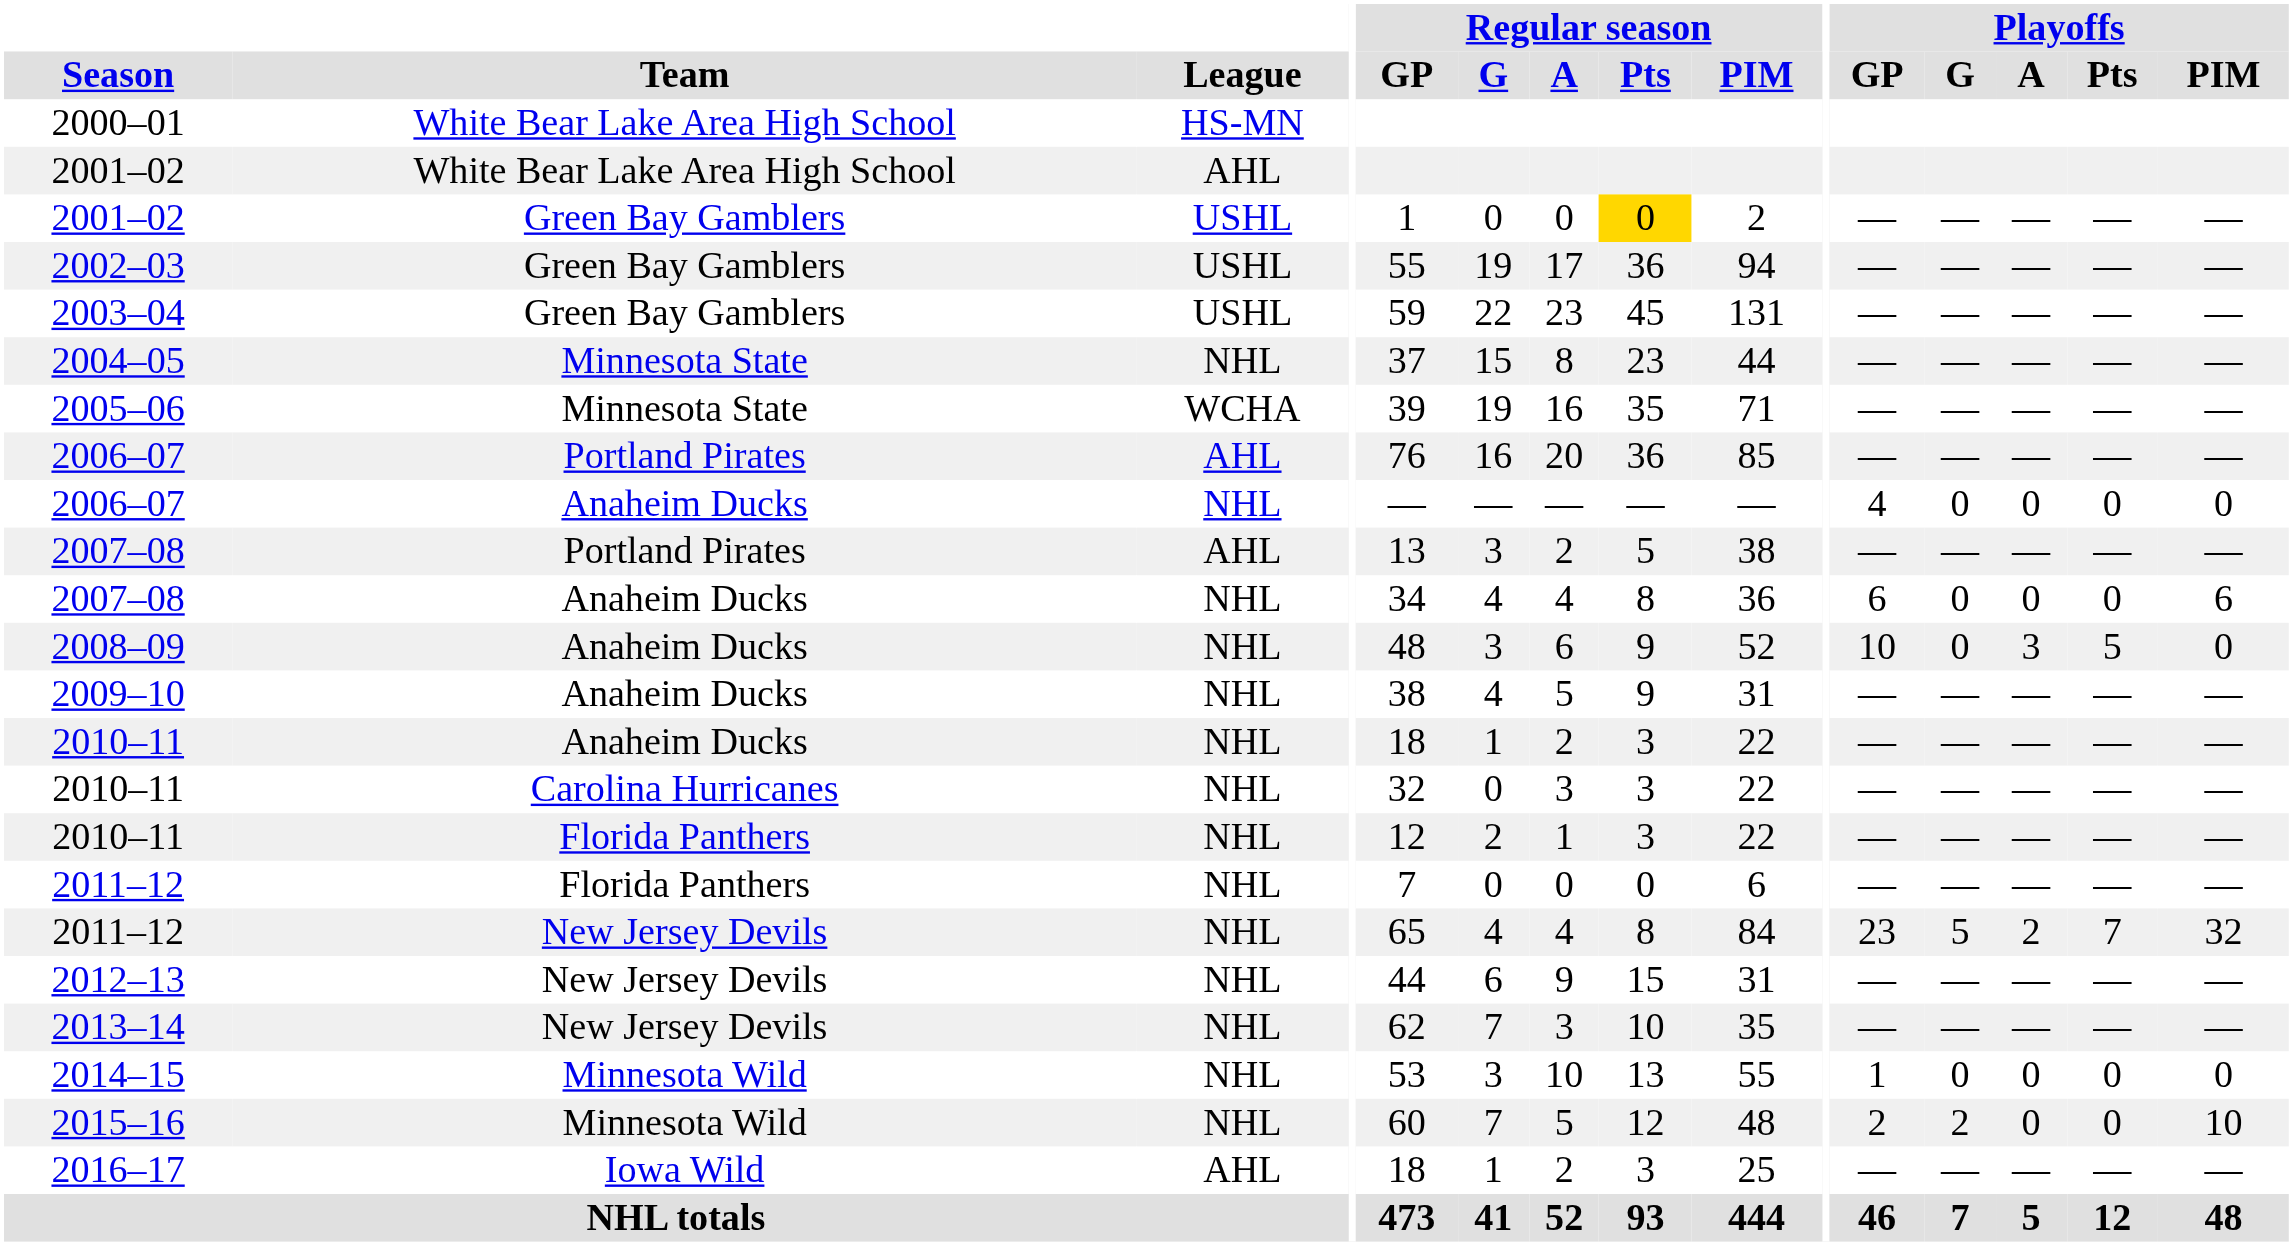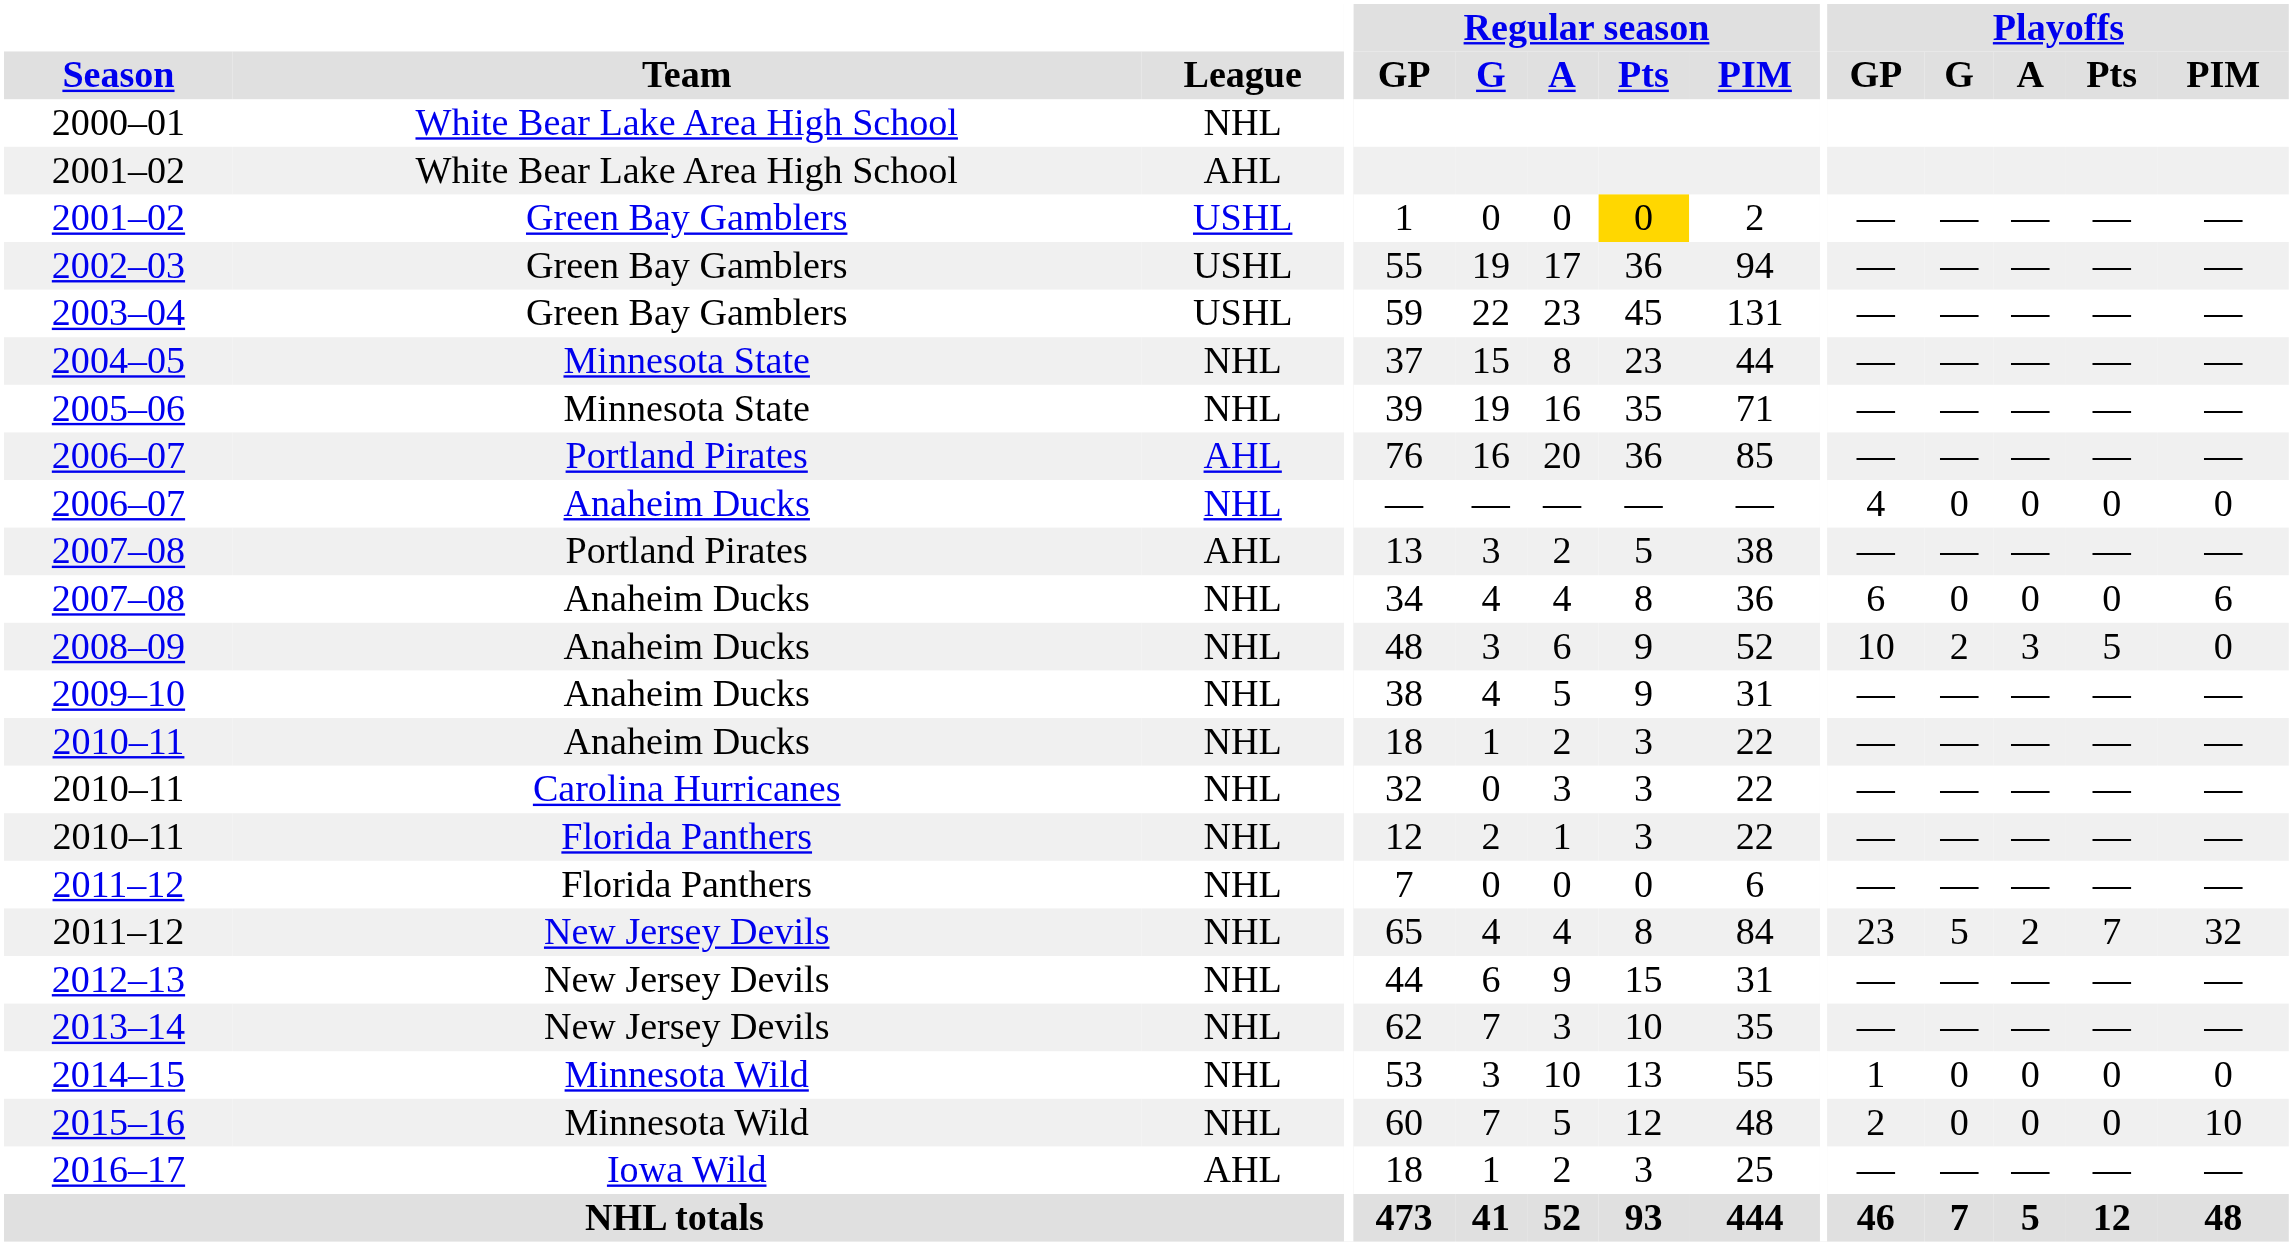(1242, 122) HS-MN -> (1243, 122) NHL
(1242, 407) WCHA -> (1243, 407) NHL
(1960, 645) 0 -> (1959, 645) 2
(1960, 1121) 2 -> (1959, 1121) 0
